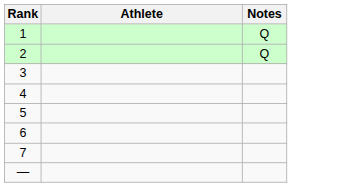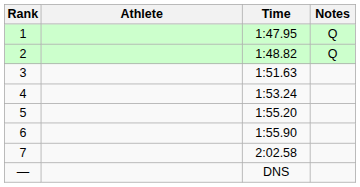+ column: (276, 14)
